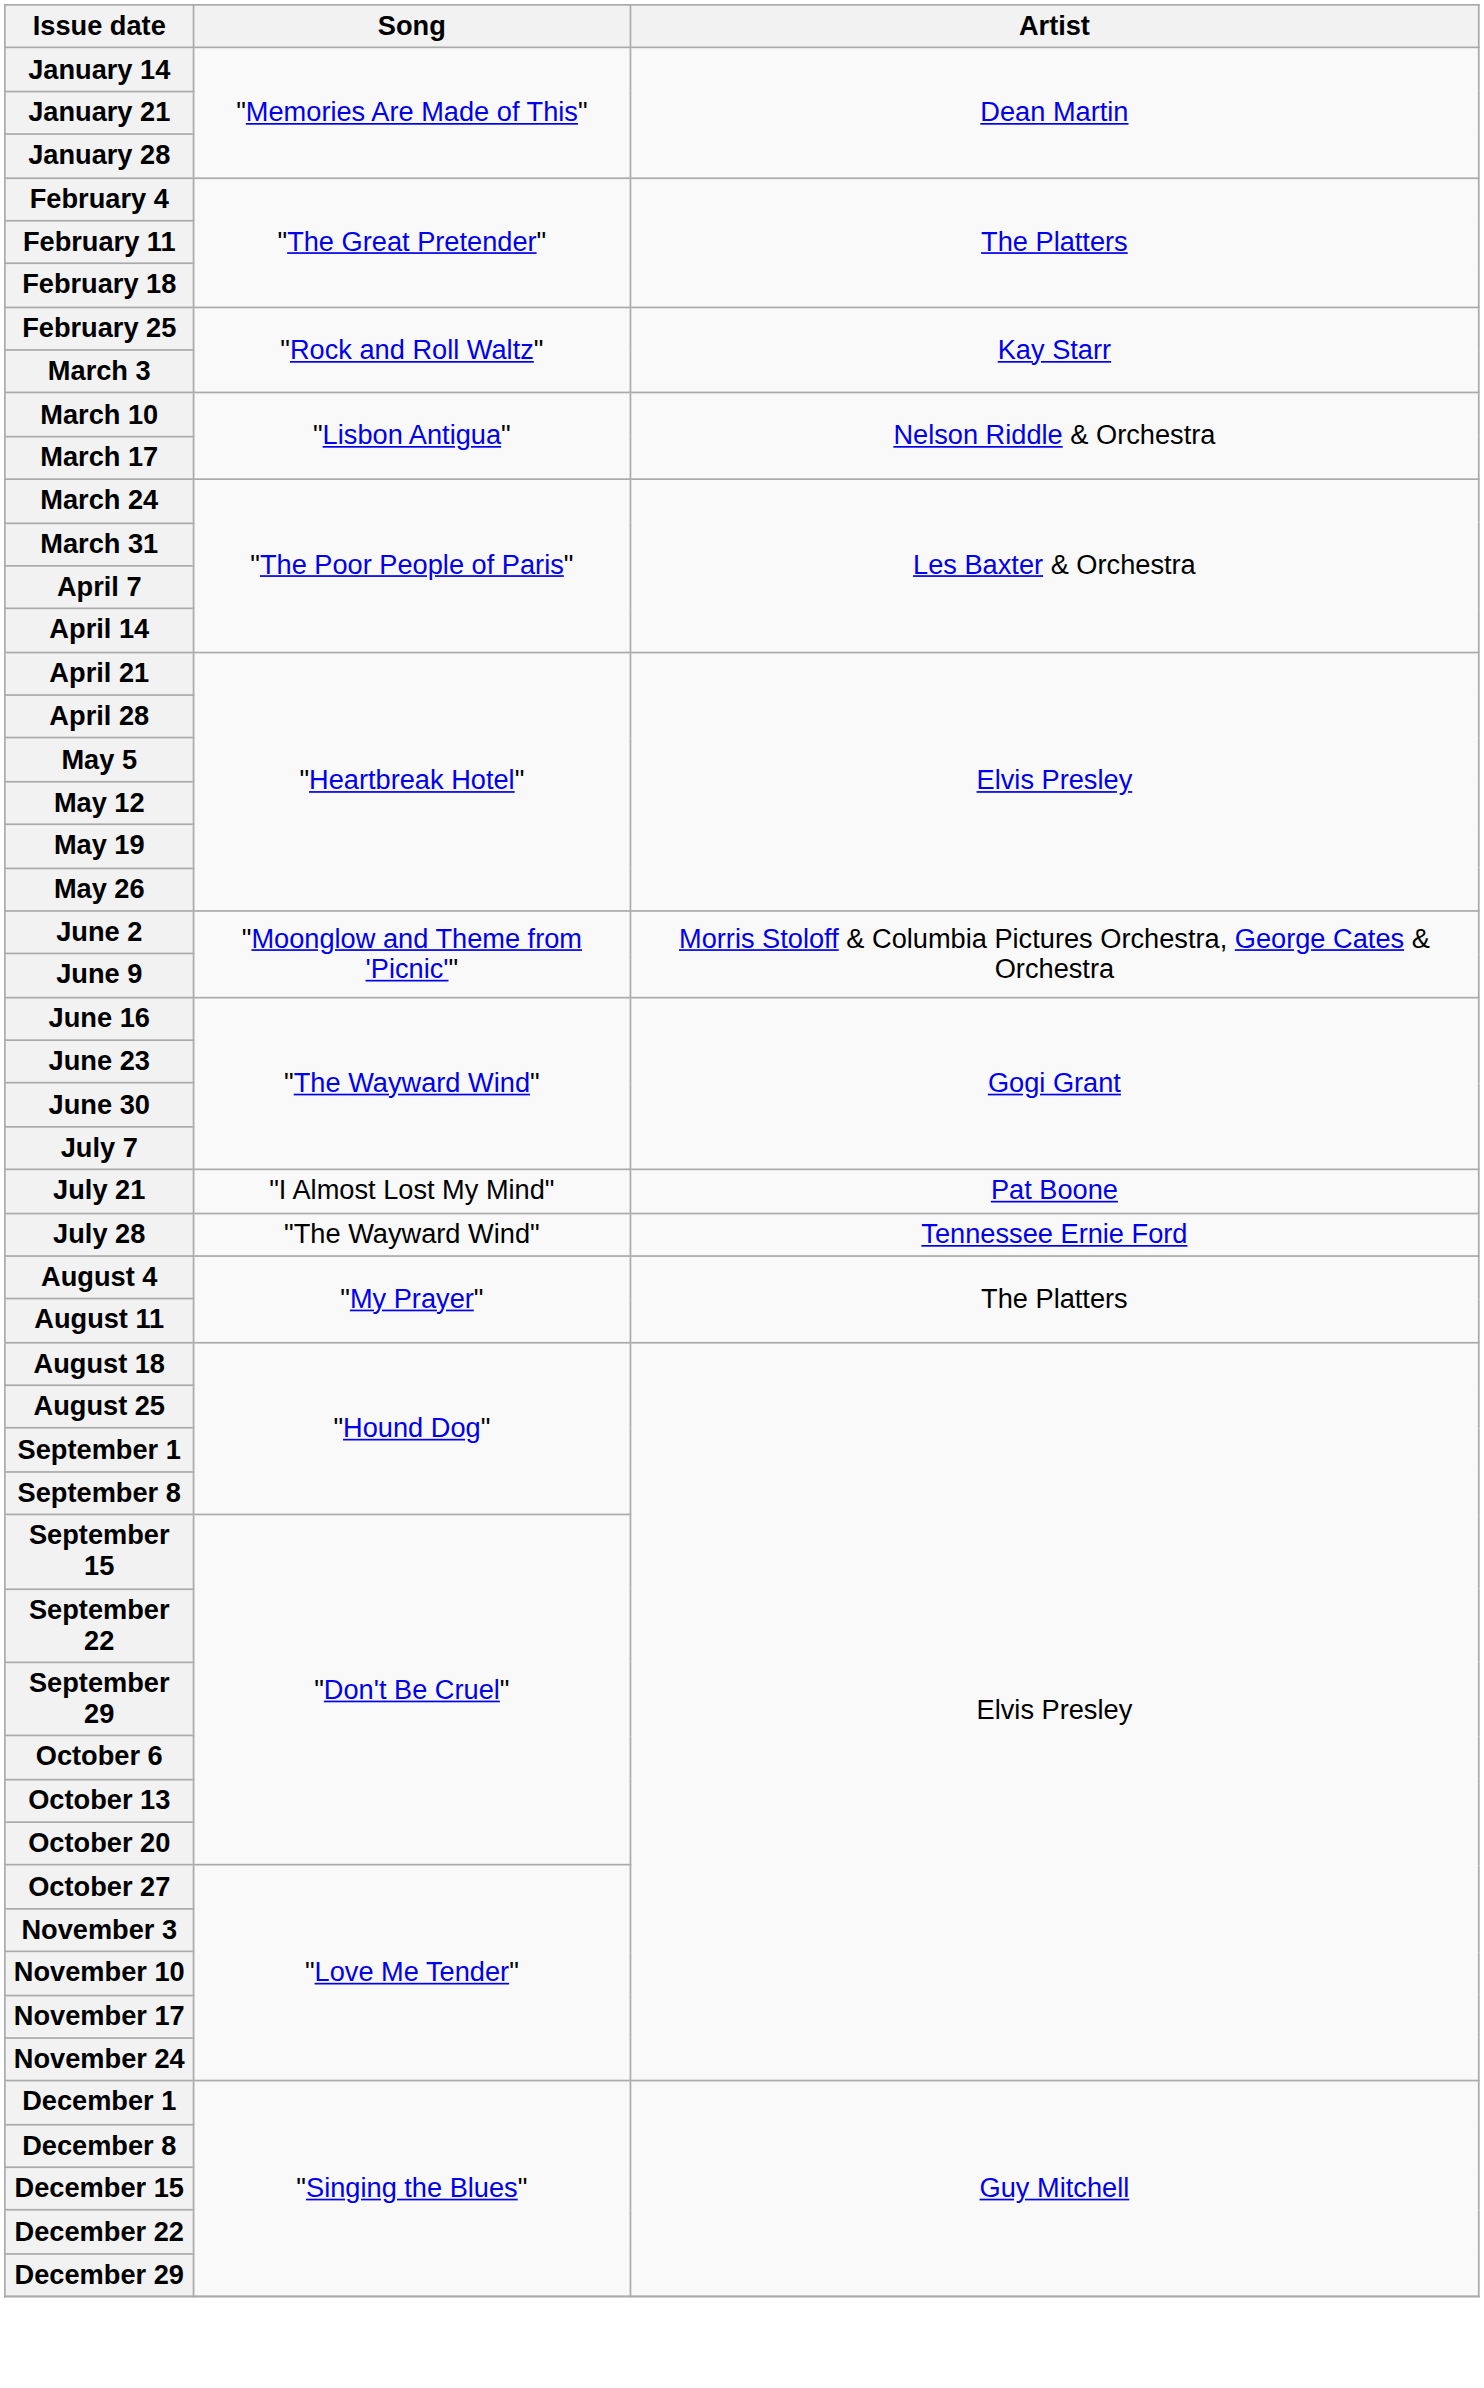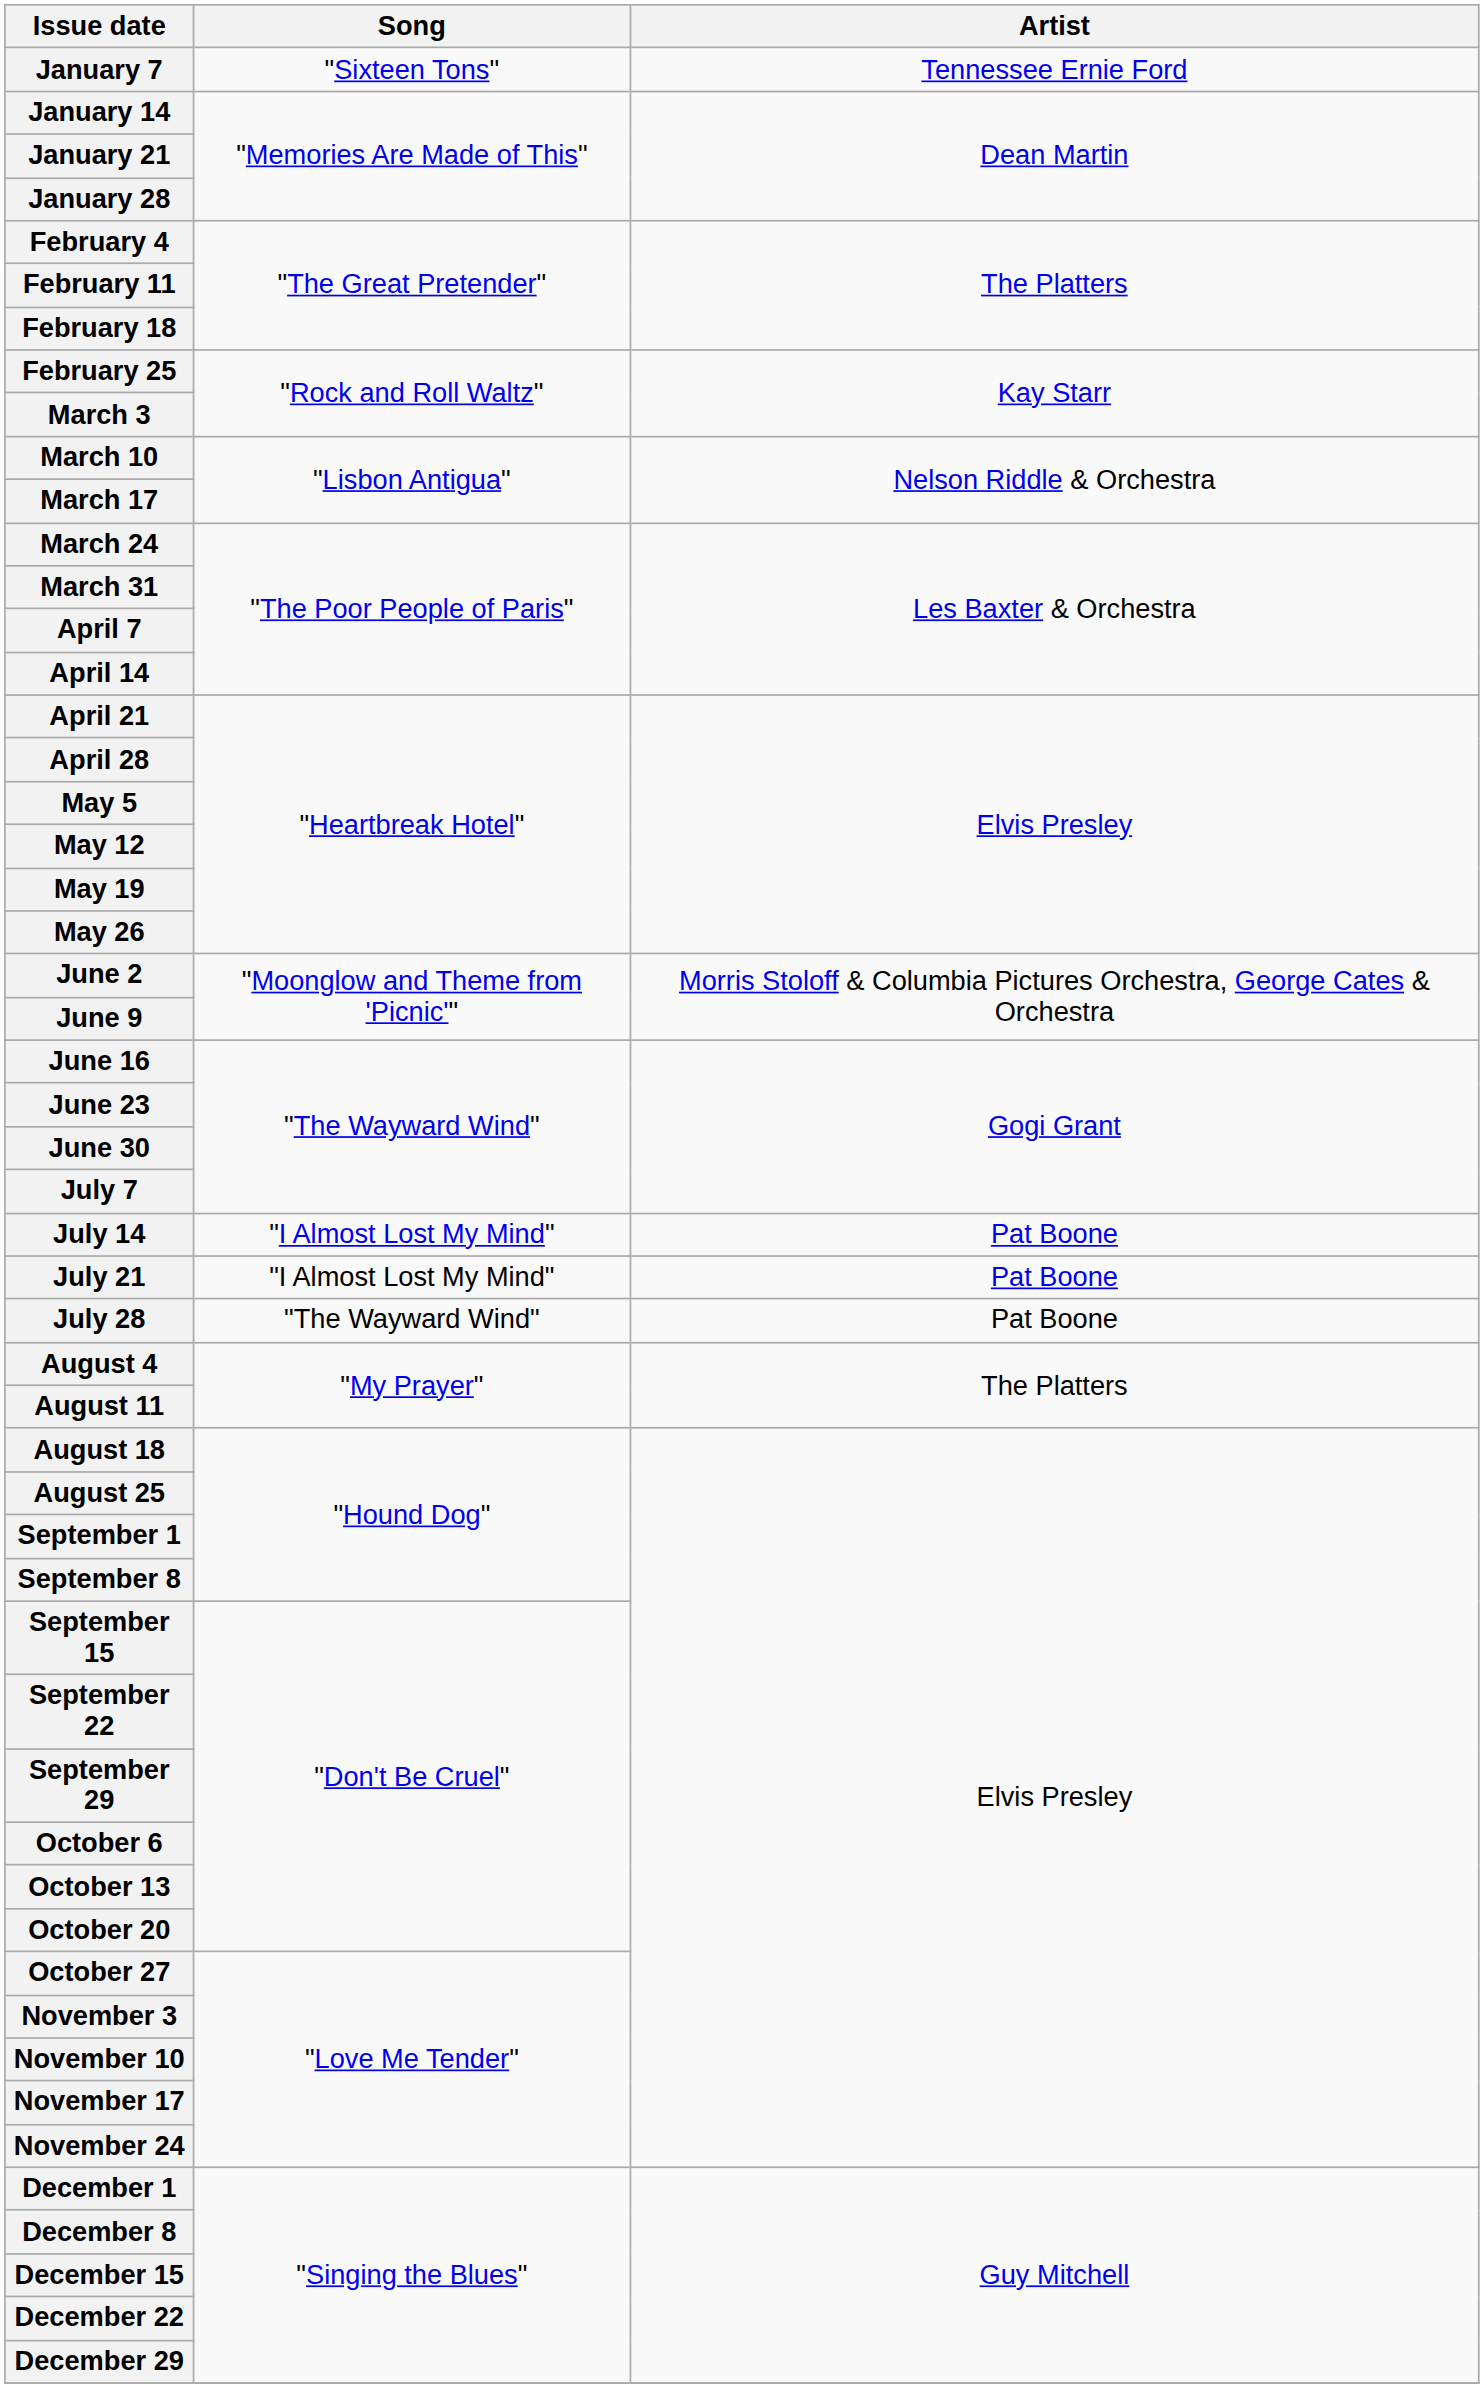+ row: (99, 69)
+ row: (99, 1233)
(1054, 1233) Tennessee Ernie Ford -> (1054, 1320) Pat Boone
